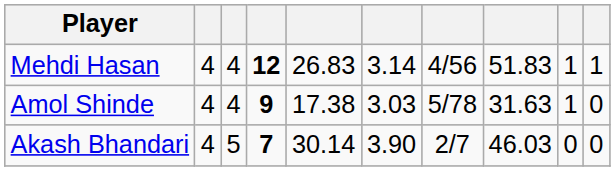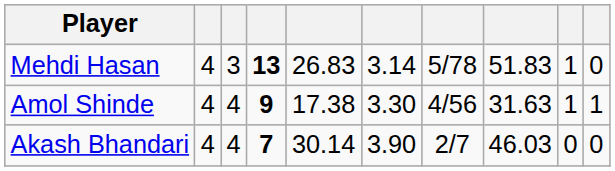(234, 64) 4 -> (234, 64) 3
(266, 64) 12 -> (266, 64) 13
(452, 64) 4/56 -> (452, 64) 5/78
(596, 64) 1 -> (596, 64) 0
(392, 104) 3.03 -> (392, 104) 3.30
(452, 104) 5/78 -> (452, 104) 4/56
(596, 104) 0 -> (596, 104) 1
(234, 144) 5 -> (234, 144) 4
